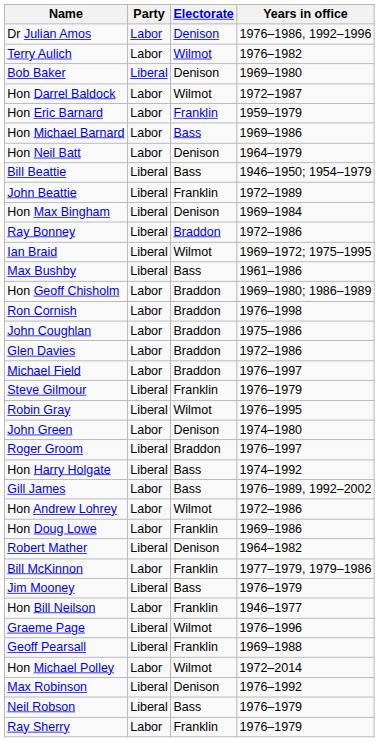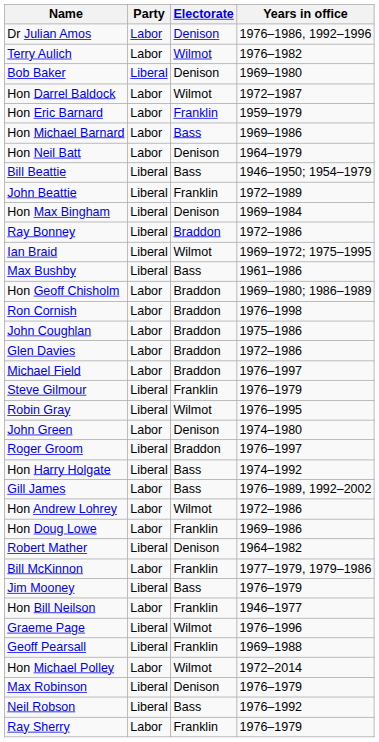(271, 687) 1976–1992 -> (271, 687) 1976–1979
(271, 707) 1976–1979 -> (271, 707) 1976–1992
